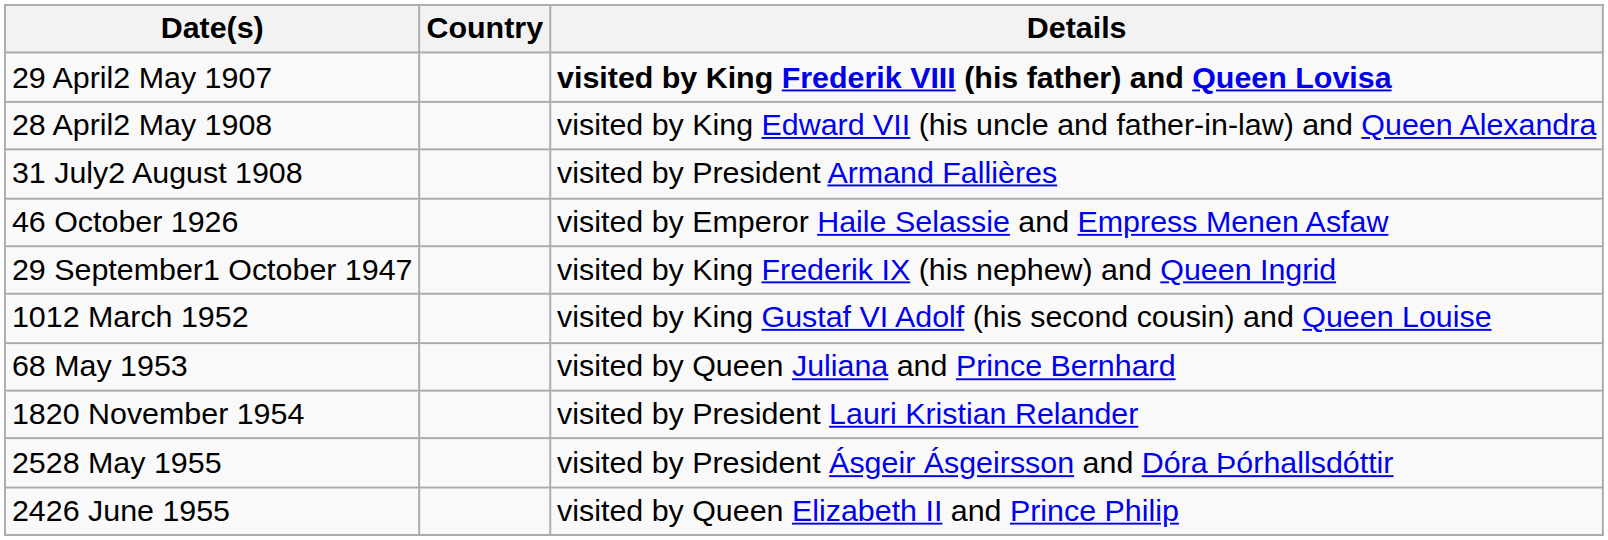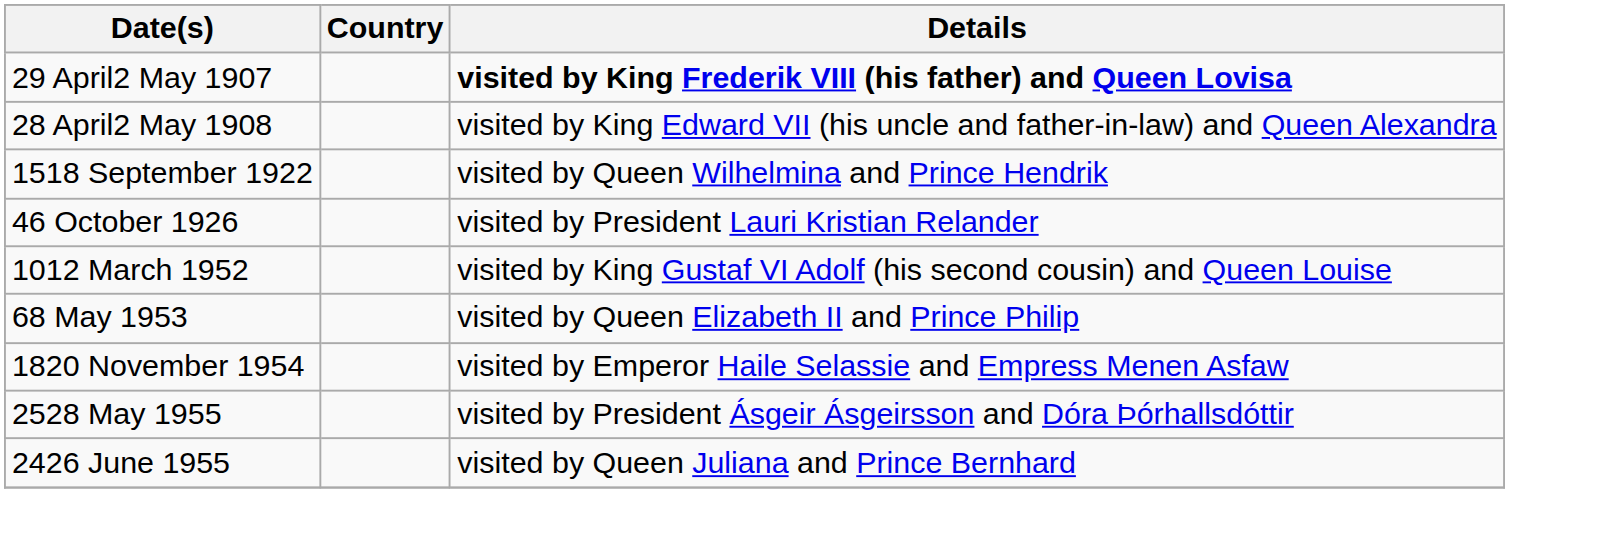- row: (157, 173)
+ row: (162, 173)
(973, 221) visited by Emperor Haile Selassie and Empress Menen Asfaw -> (748, 221) visited by President Lauri Kristian Relander
- row: (212, 269)
(866, 366) visited by Queen Juliana and Prince Bernhard -> (768, 317) visited by Queen Elizabeth II and Prince Philip
(848, 414) visited by President Lauri Kristian Relander -> (873, 366) visited by Emperor Haile Selassie and Empress Menen Asfaw
(868, 510) visited by Queen Elizabeth II and Prince Philip -> (767, 462) visited by Queen Juliana and Prince Bernhard
